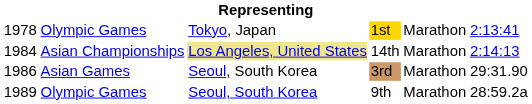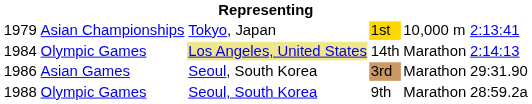(20, 30) 1978 -> (20, 30) 1979
(94, 30) Olympic Games -> (113, 30) Asian Championships
(435, 30) Marathon -> (434, 30) 10,000 m
(113, 51) Asian Championships -> (94, 51) Olympic Games
(20, 92) 1989 -> (20, 92) 1988
